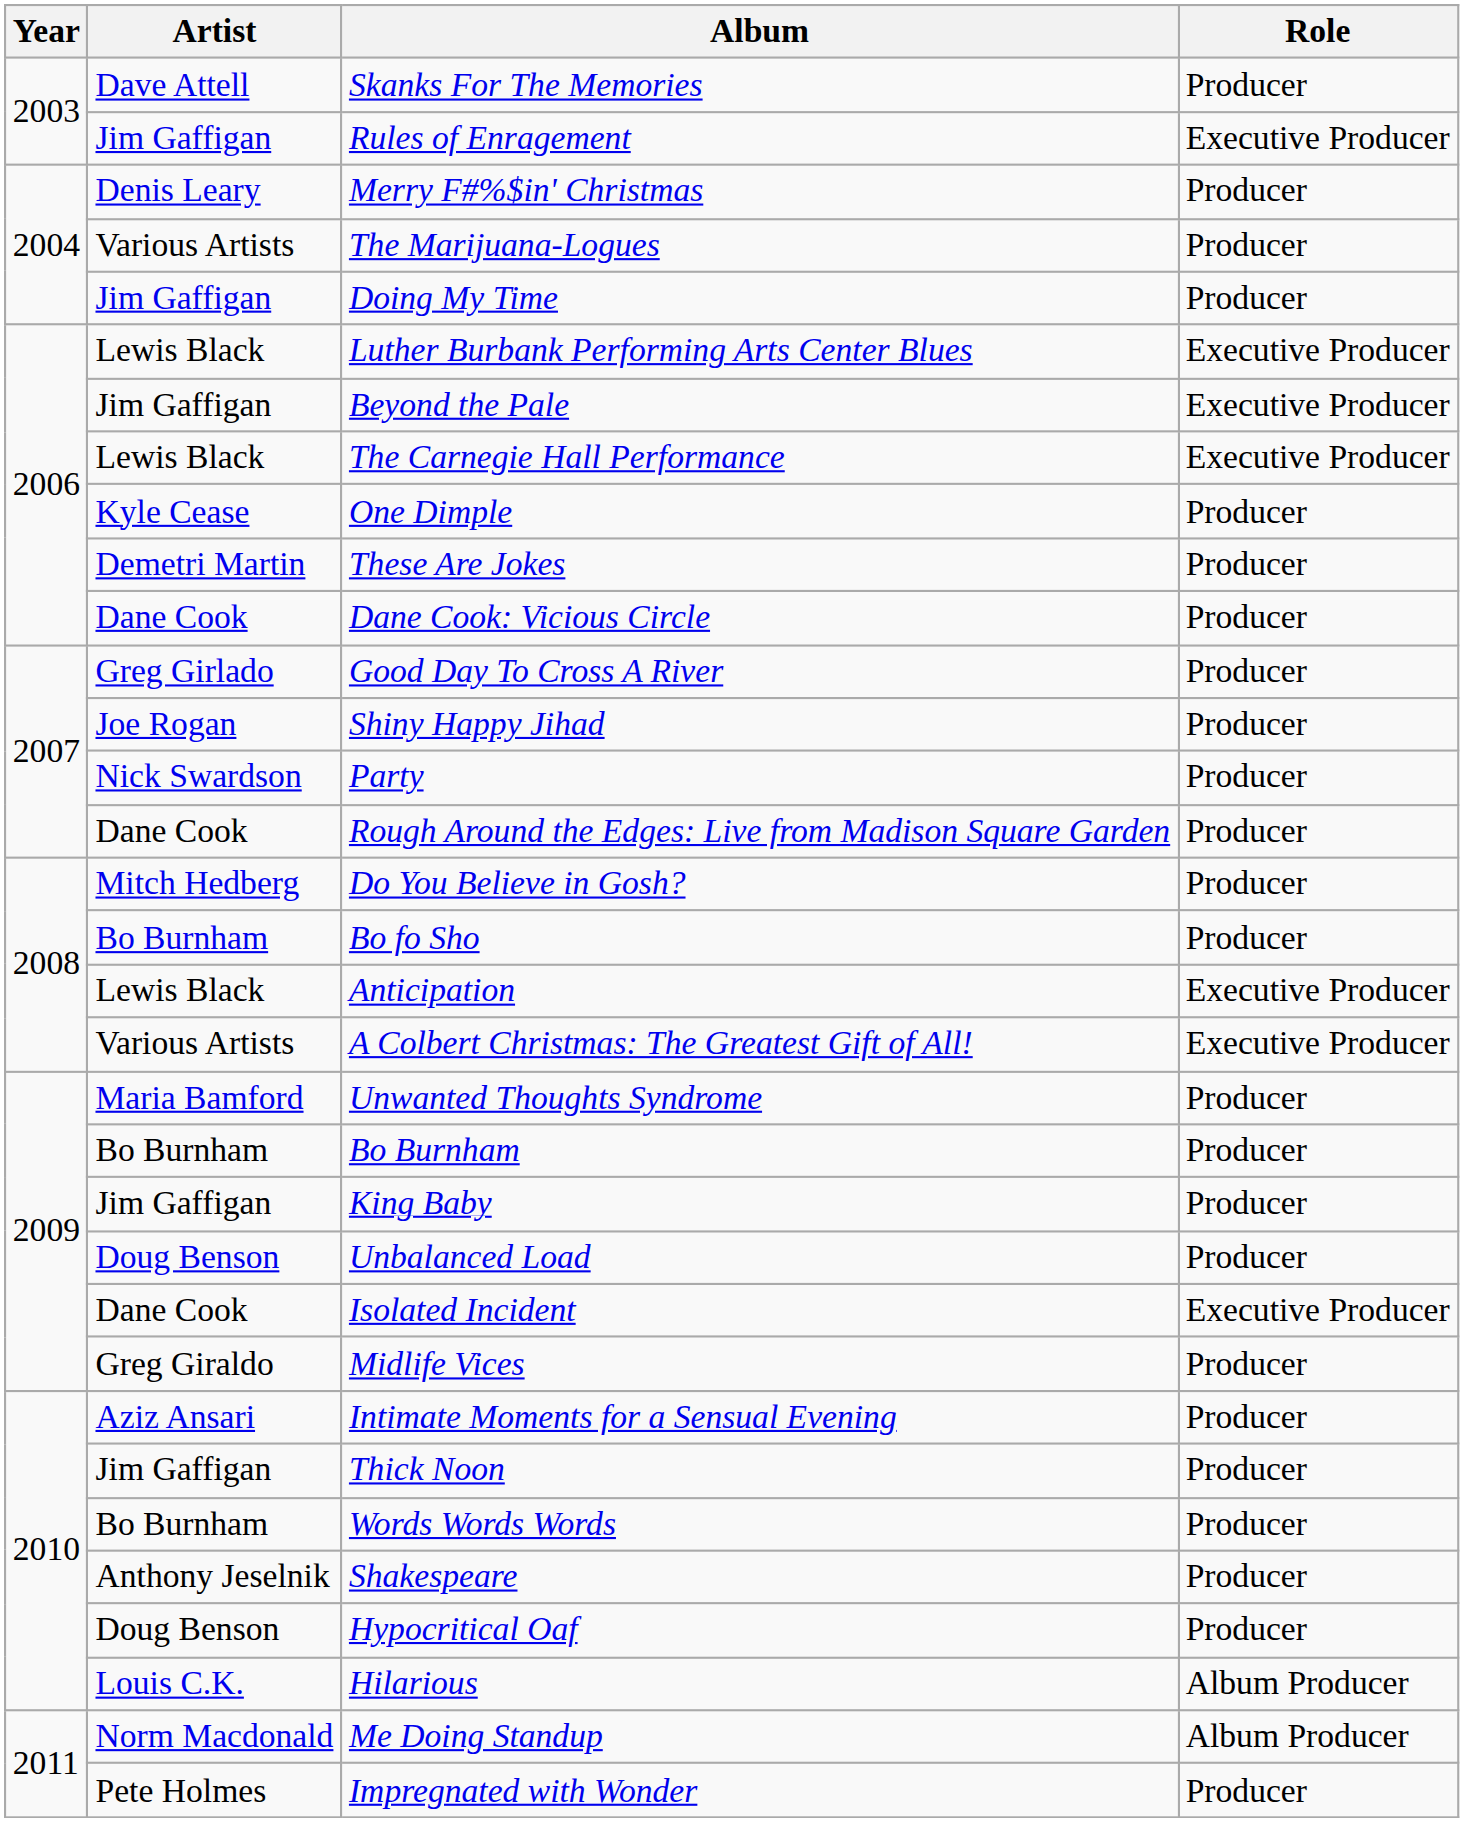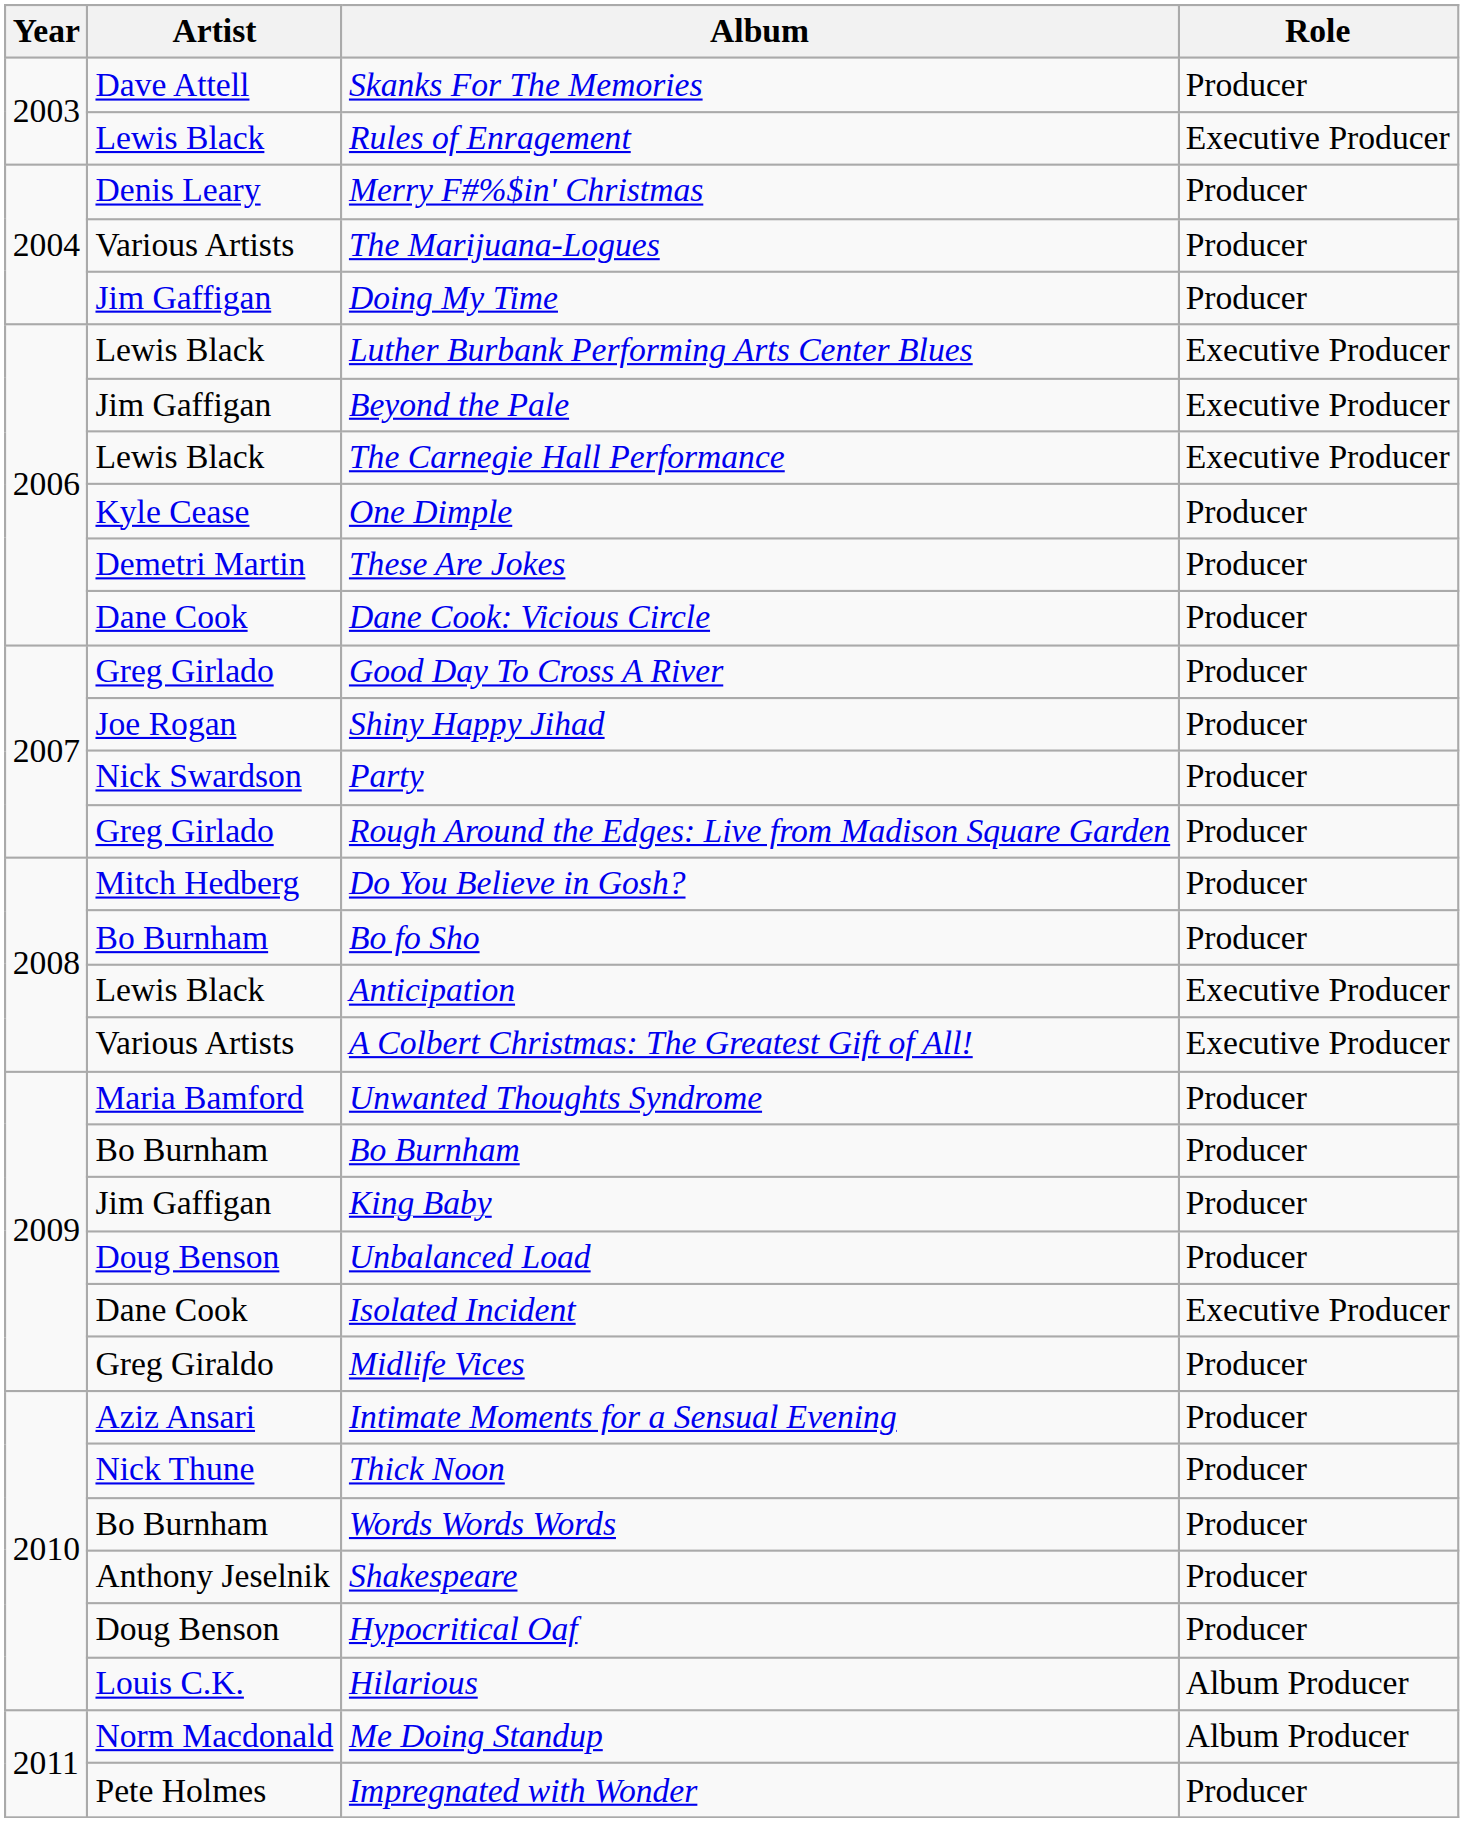(183, 137) Jim Gaffigan -> (180, 137) Lewis Black
(172, 830) Dane Cook -> (185, 830) Greg Girlado
(183, 1469) Jim Gaffigan -> (175, 1469) Nick Thune
